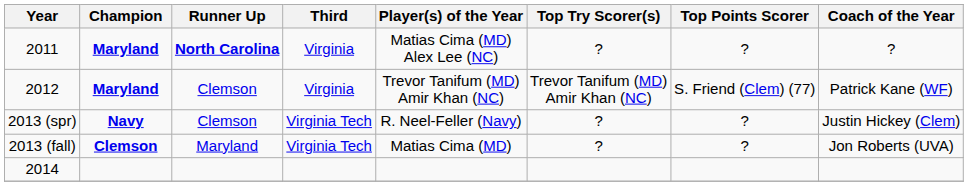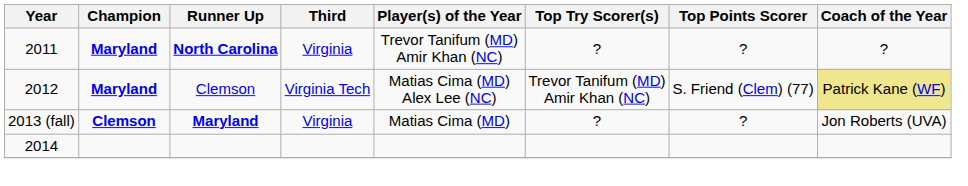(451, 48) Matias Cima (MD) Alex Lee (NC) -> (449, 48) Trevor Tanifum (MD) Amir Khan (NC)
(329, 89) Virginia -> (327, 89) Virginia Tech
(451, 89) Trevor Tanifum (MD) Amir Khan (NC) -> (449, 89) Matias Cima (MD) Alex Lee (NC)
(891, 89) no background -> (884, 89) khaki background
- row: (42, 121)
(227, 145) normal -> (226, 121) bold
(329, 145) Virginia Tech -> (327, 121) Virginia
